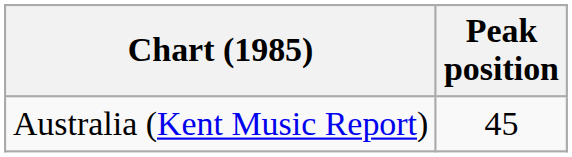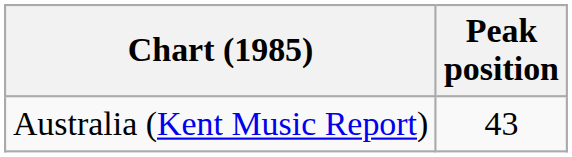(501, 123) 45 -> (501, 123) 43
